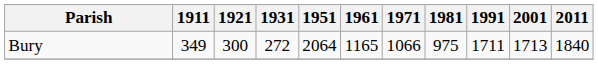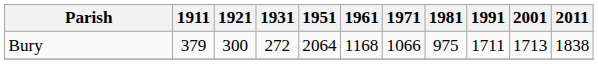(194, 45) 349 -> (194, 45) 379
(362, 45) 1165 -> (362, 45) 1168
(572, 45) 1840 -> (572, 45) 1838
